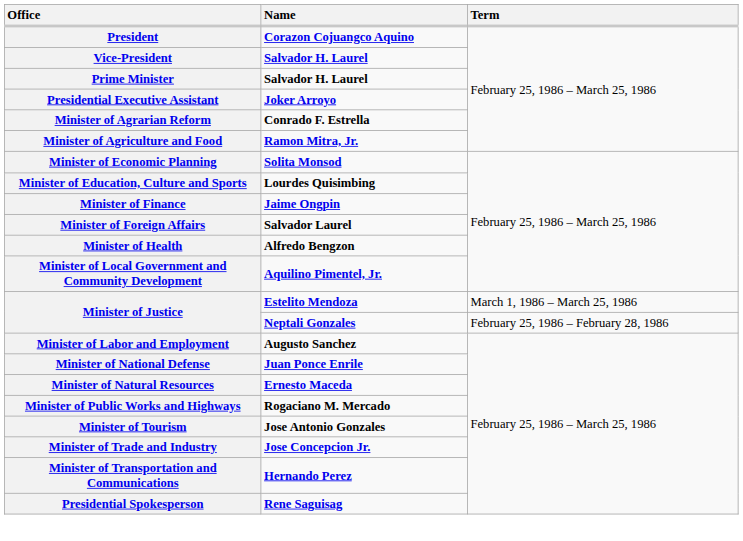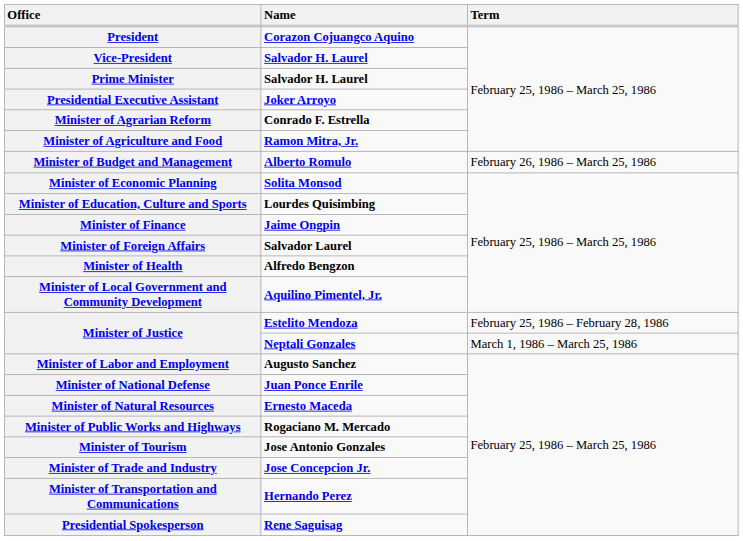+ row: (133, 162)
(554, 302) March 1, 1986 – March 25, 1986 -> (570, 322) February 25, 1986 – February 28, 1986
(570, 322) February 25, 1986 – February 28, 1986 -> (554, 343) March 1, 1986 – March 25, 1986
